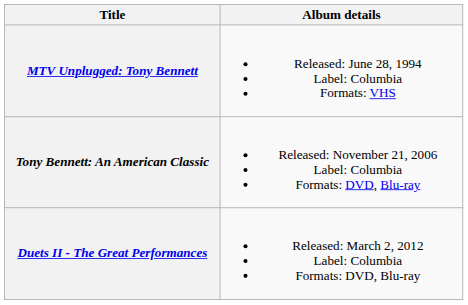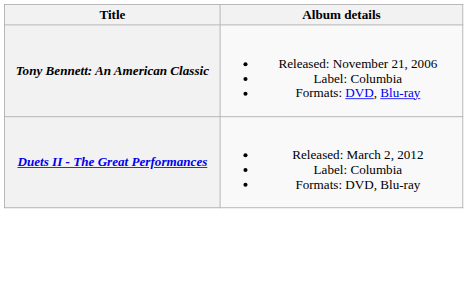- row: (112, 70)
